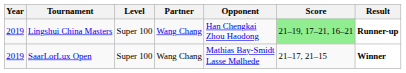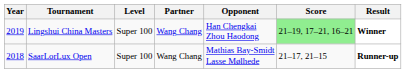(378, 31) Runner-up -> (372, 31) Winner
(15, 56) 2019 -> (15, 56) 2018
(372, 56) Winner -> (378, 56) Runner-up
